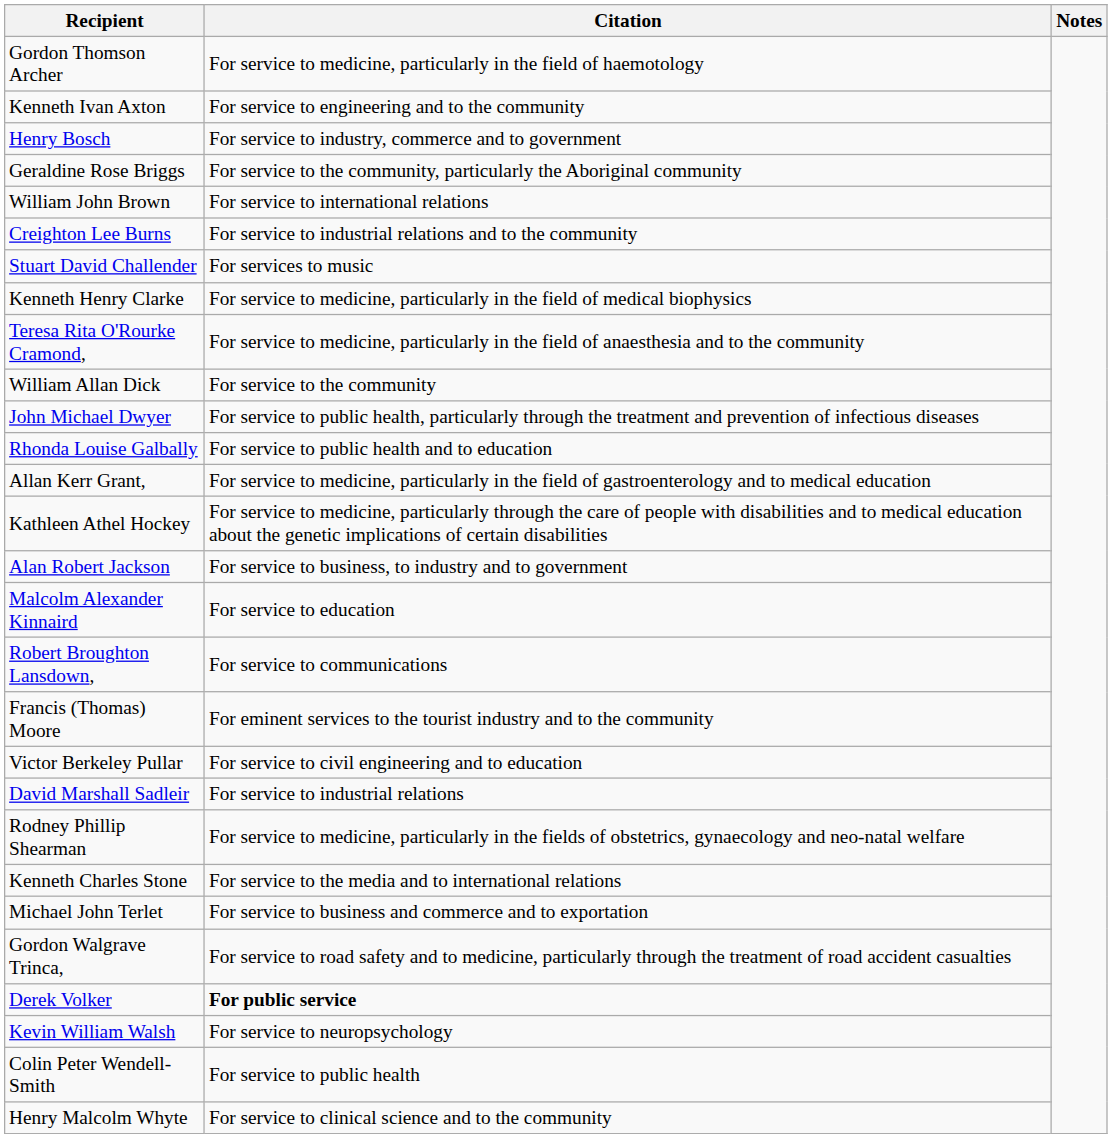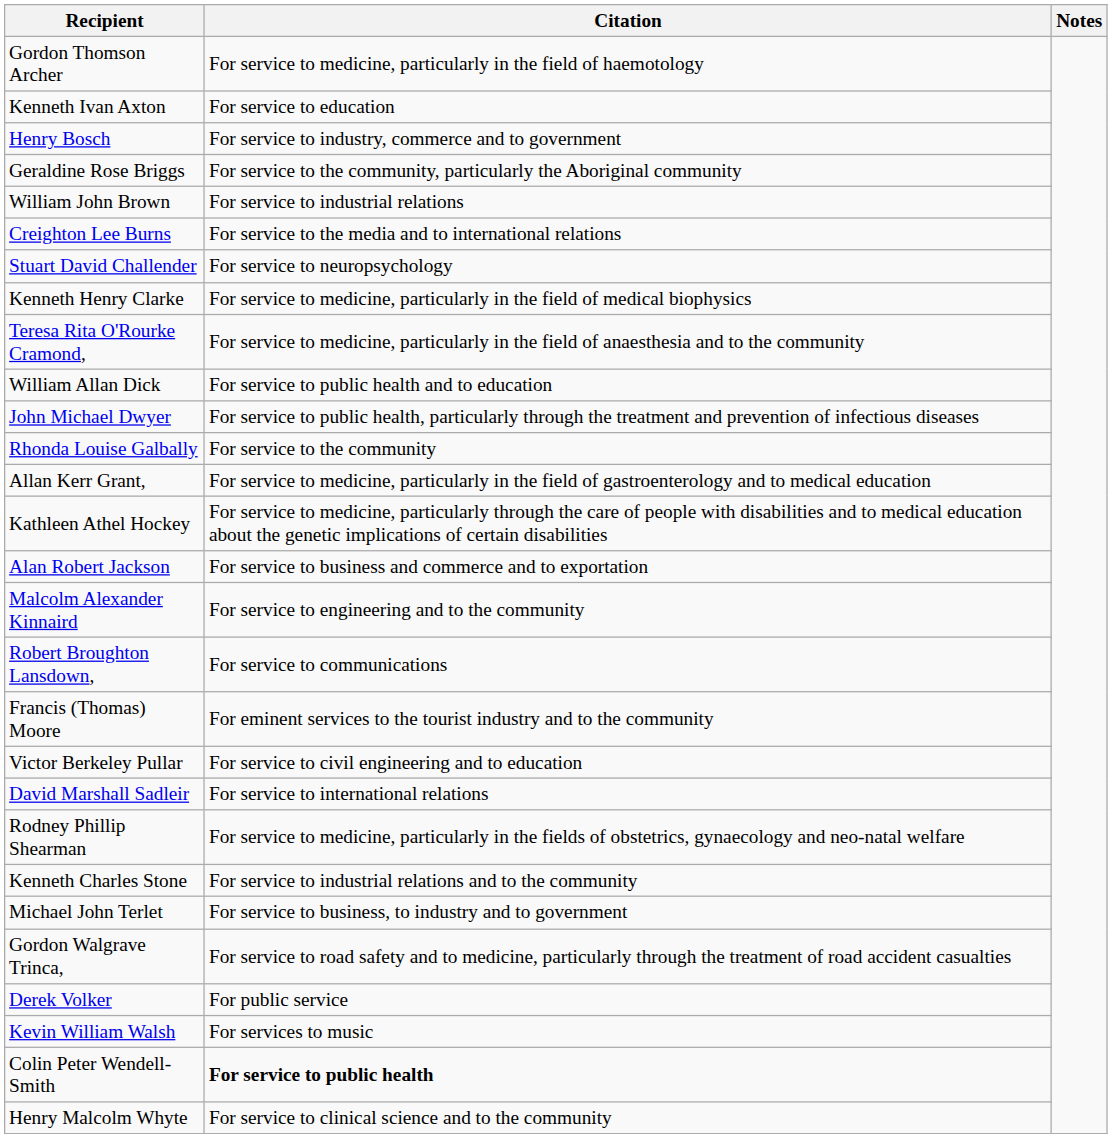(397, 107) For service to engineering and to the community -> (302, 107) For service to education
(349, 202) For service to international relations -> (336, 202) For service to industrial relations
(423, 234) For service to industrial relations and to the community -> (415, 234) For service to the media and to international relations
(291, 266) For services to music -> (331, 266) For service to neuropsychology
(322, 384) For service to the community -> (381, 384) For service to public health and to education
(381, 448) For service to public health and to education -> (322, 448) For service to the community
(418, 566) For service to business, to industry and to government -> (429, 566) For service to business and commerce and to exportation
(302, 609) For service to education -> (397, 609) For service to engineering and to the community
(336, 794) For service to industrial relations -> (349, 794) For service to international relations
(415, 880) For service to the media and to international relations -> (423, 880) For service to industrial relations and to the community
(429, 912) For service to business and commerce and to exportation -> (418, 912) For service to business, to industry and to government
(283, 999) bold -> (279, 999) normal
(331, 1031) For service to neuropsychology -> (291, 1031) For services to music
(314, 1074) normal -> (321, 1074) bold
